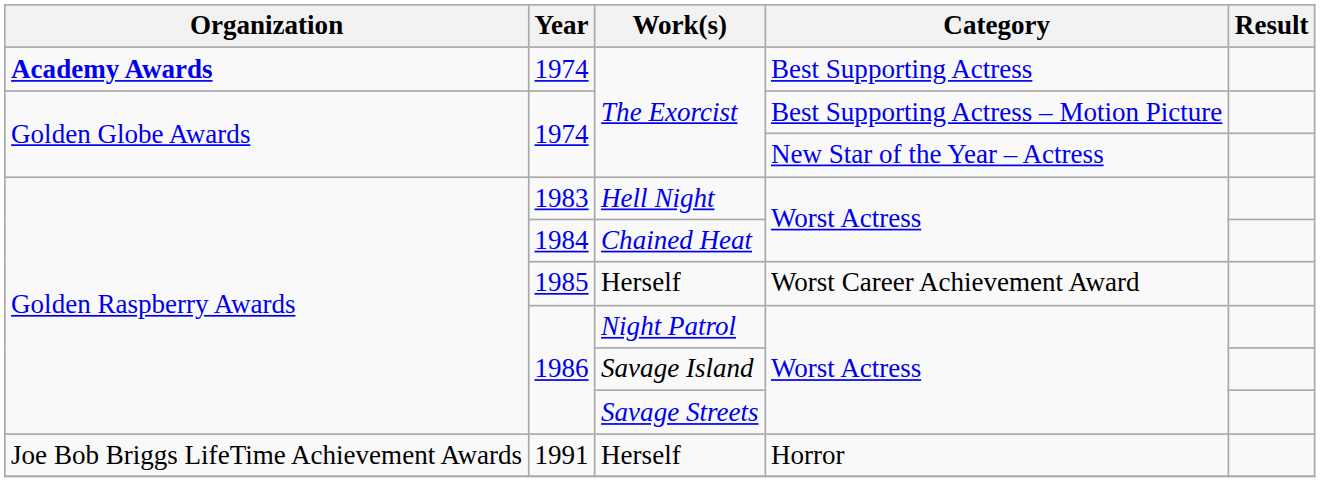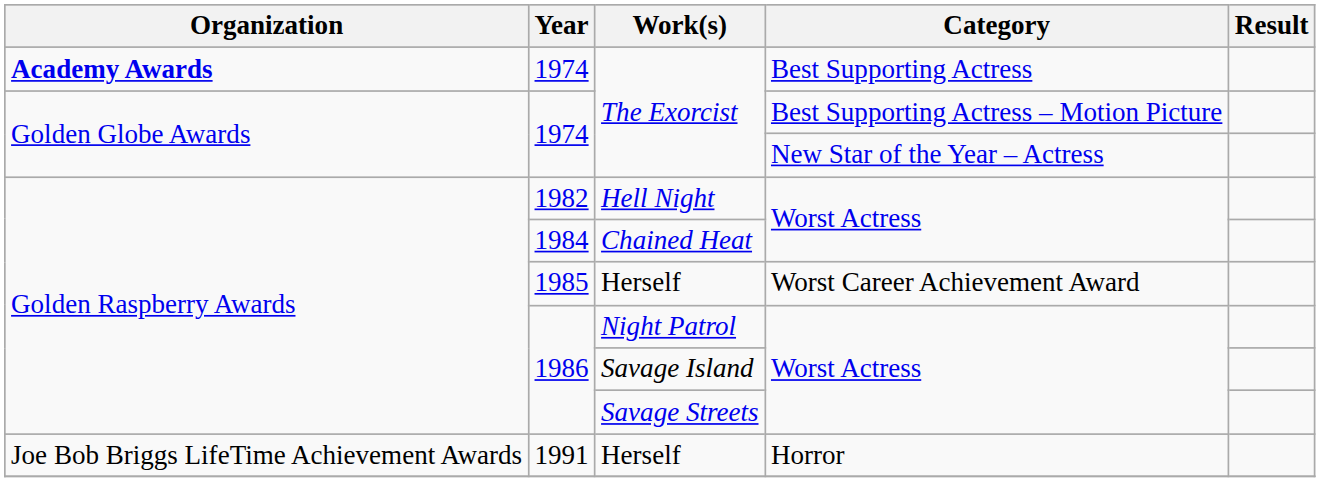(562, 197) 1983 -> (562, 197) 1982
